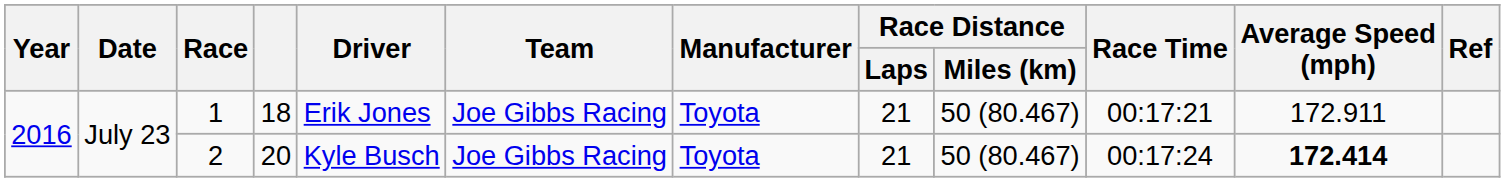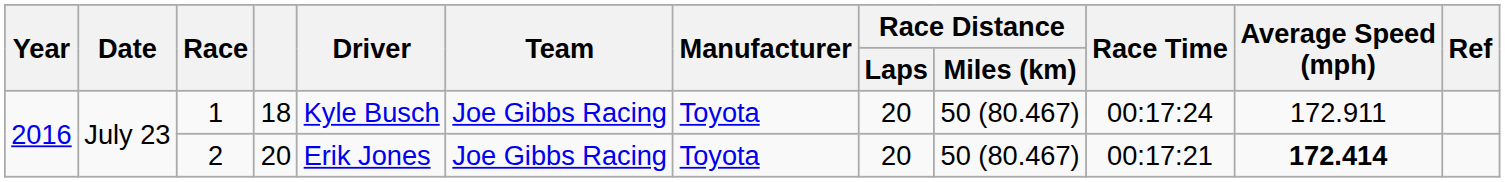(367, 113) Erik Jones -> (372, 113) Kyle Busch
(896, 113) 21 -> (896, 113) 20
(1160, 113) 00:17:21 -> (1160, 113) 00:17:24
(372, 156) Kyle Busch -> (367, 156) Erik Jones
(896, 156) 21 -> (896, 156) 20
(1160, 156) 00:17:24 -> (1160, 156) 00:17:21
